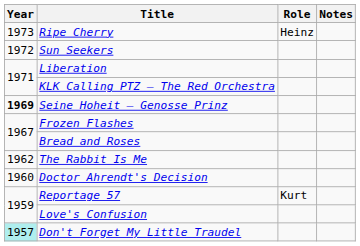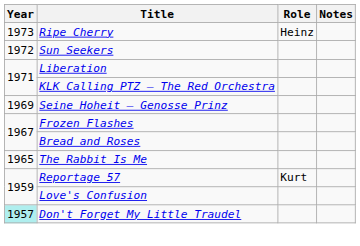(21, 105) bold -> (21, 105) normal
(21, 159) 1962 -> (21, 159) 1965
- row: (123, 178)
